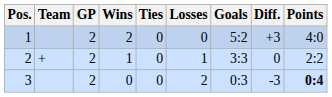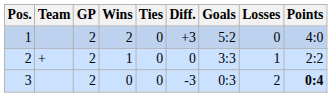columns swapped: (189, 15) <-> (267, 15)
